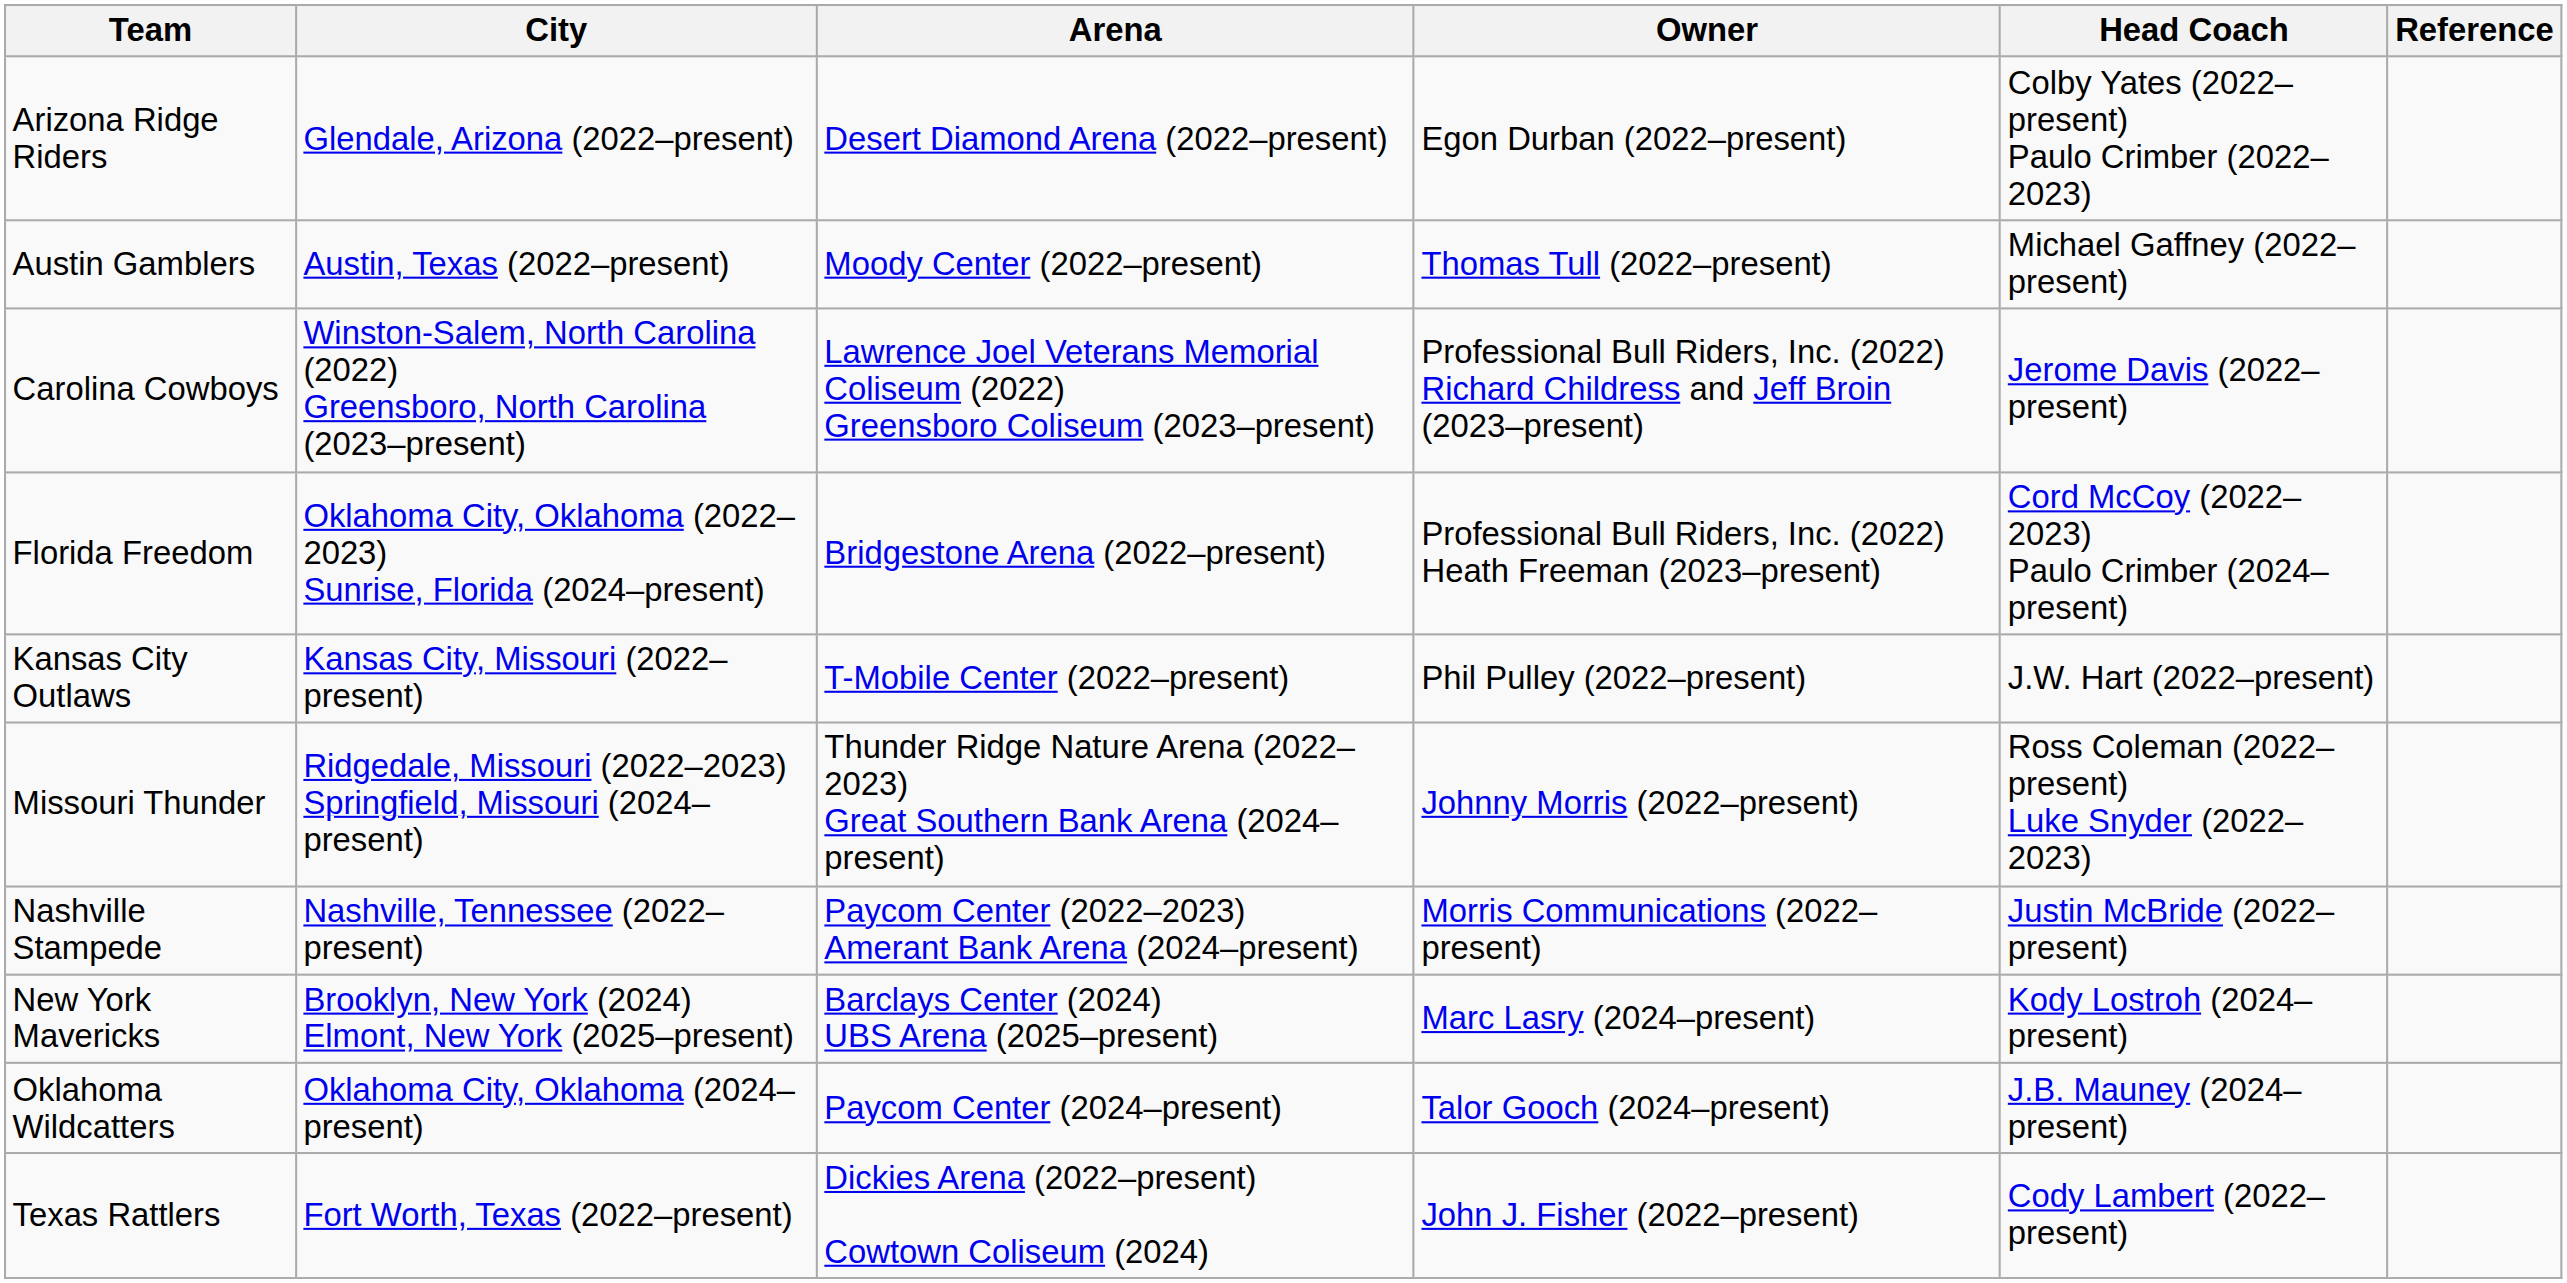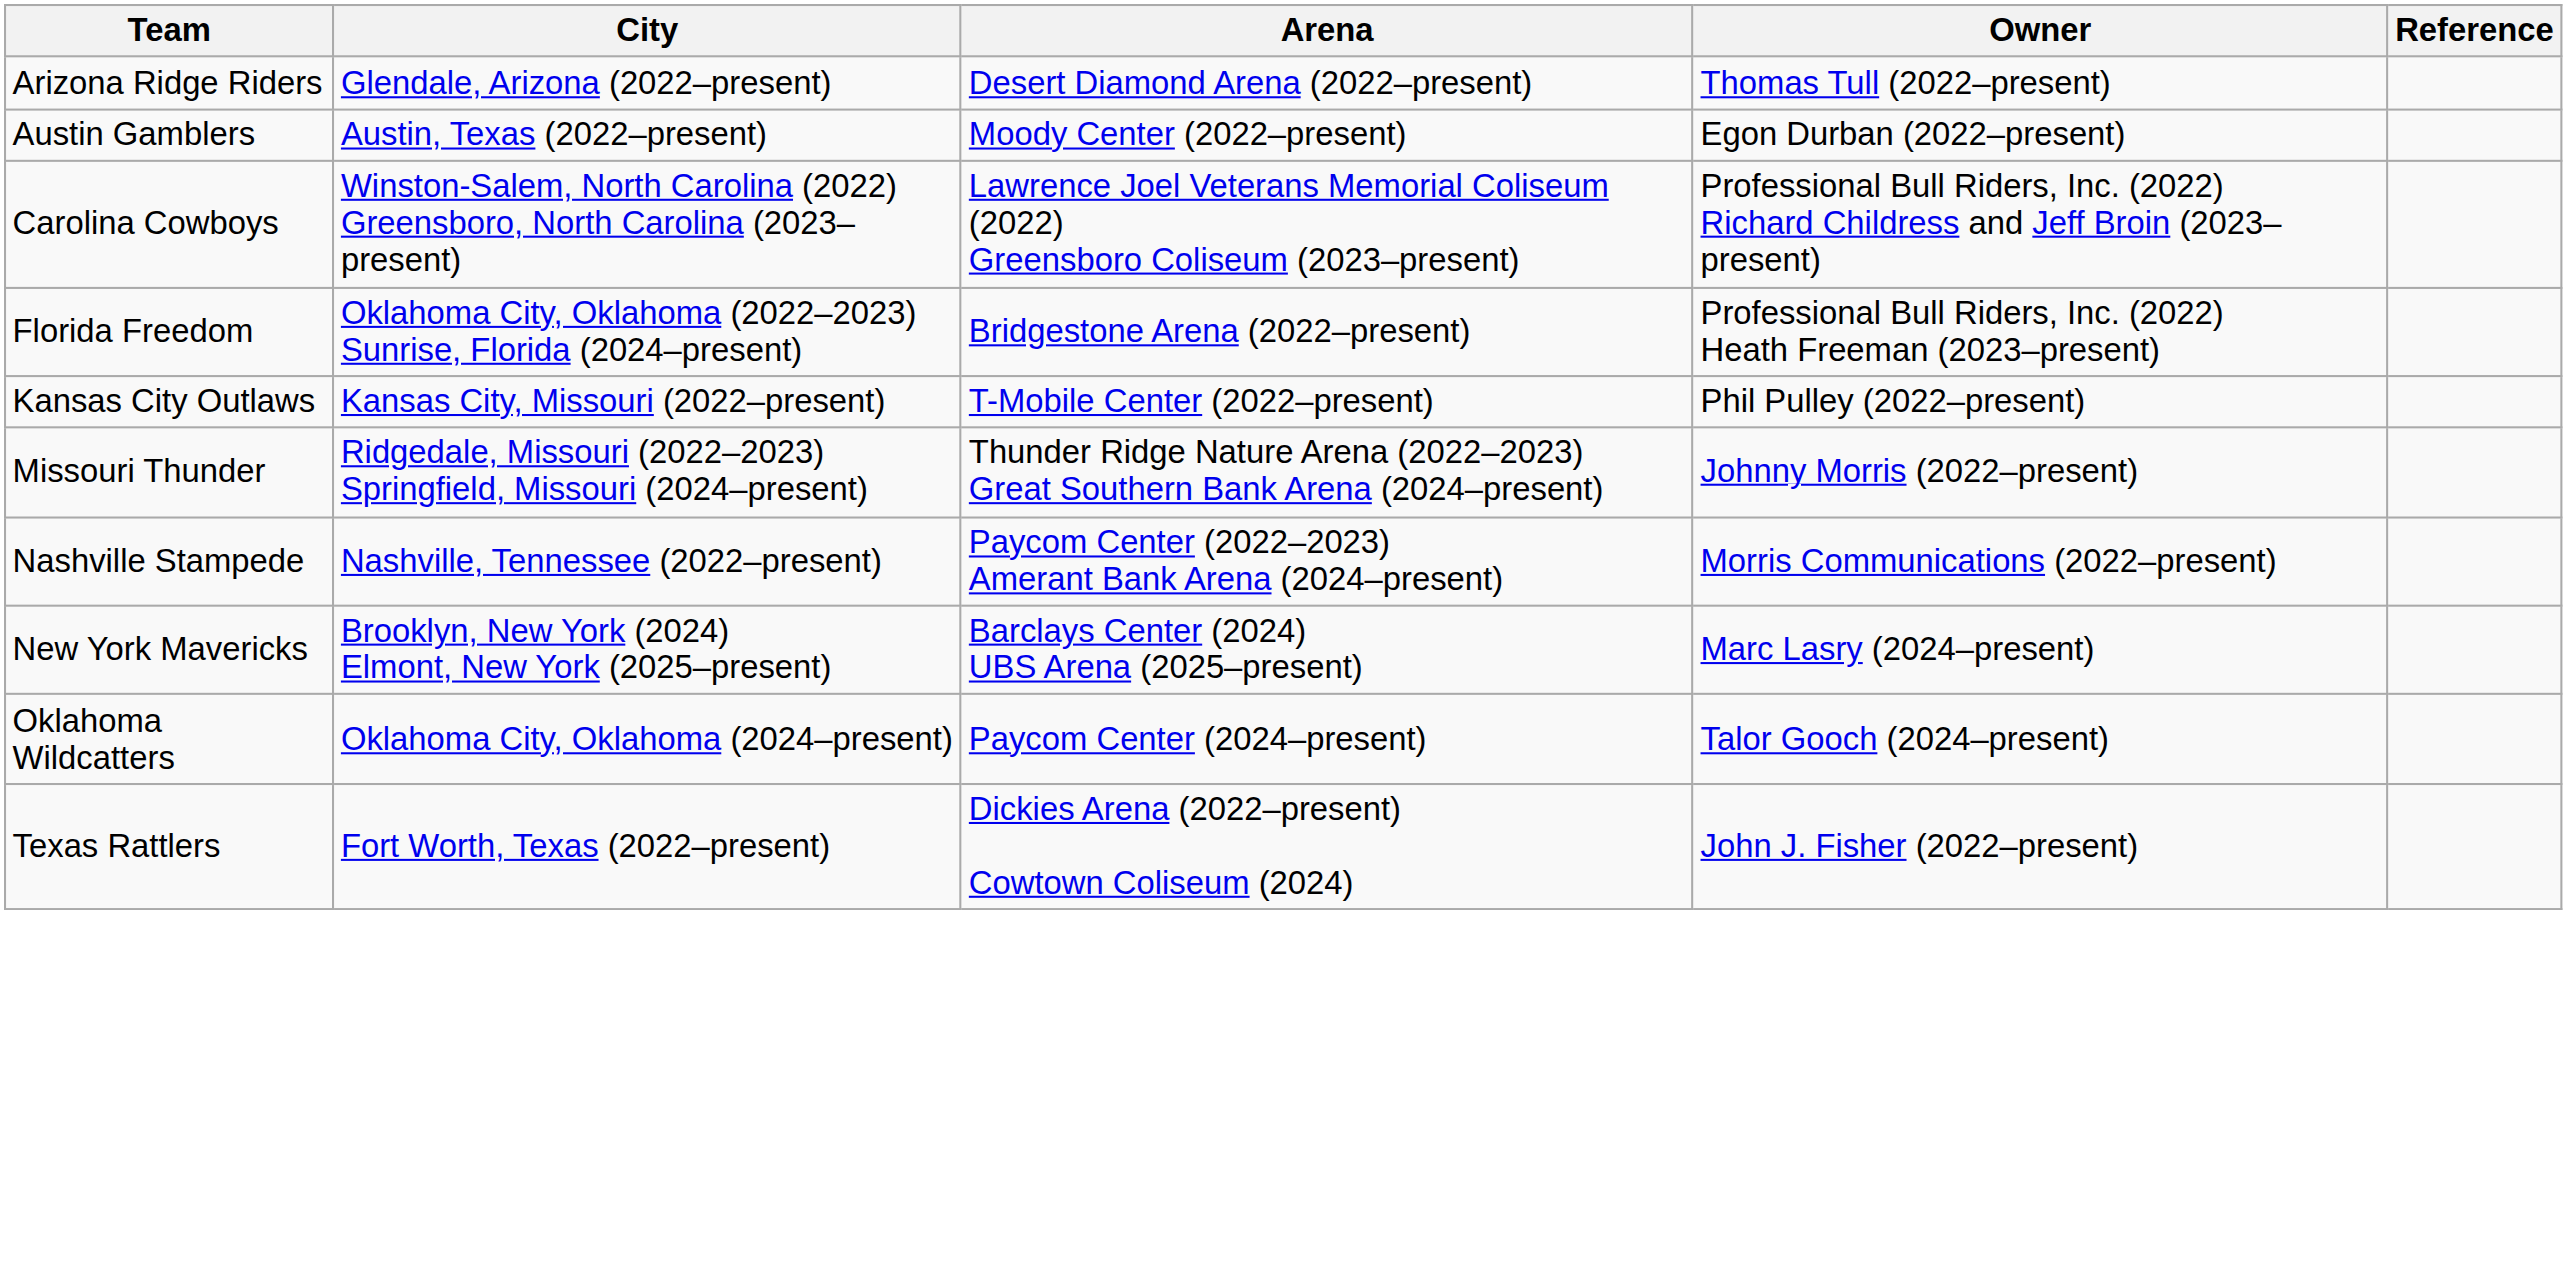- column: (2194, 30)
(1634, 137) Egon Durban (2022–present) -> (1906, 82) Thomas Tull (2022–present)
(1627, 263) Thomas Tull (2022–present) -> (1913, 134) Egon Durban (2022–present)
